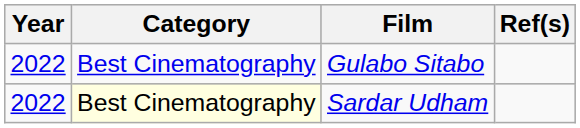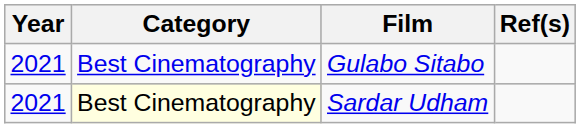(38, 63) 2022 -> (38, 63) 2021
(38, 102) 2022 -> (38, 102) 2021
